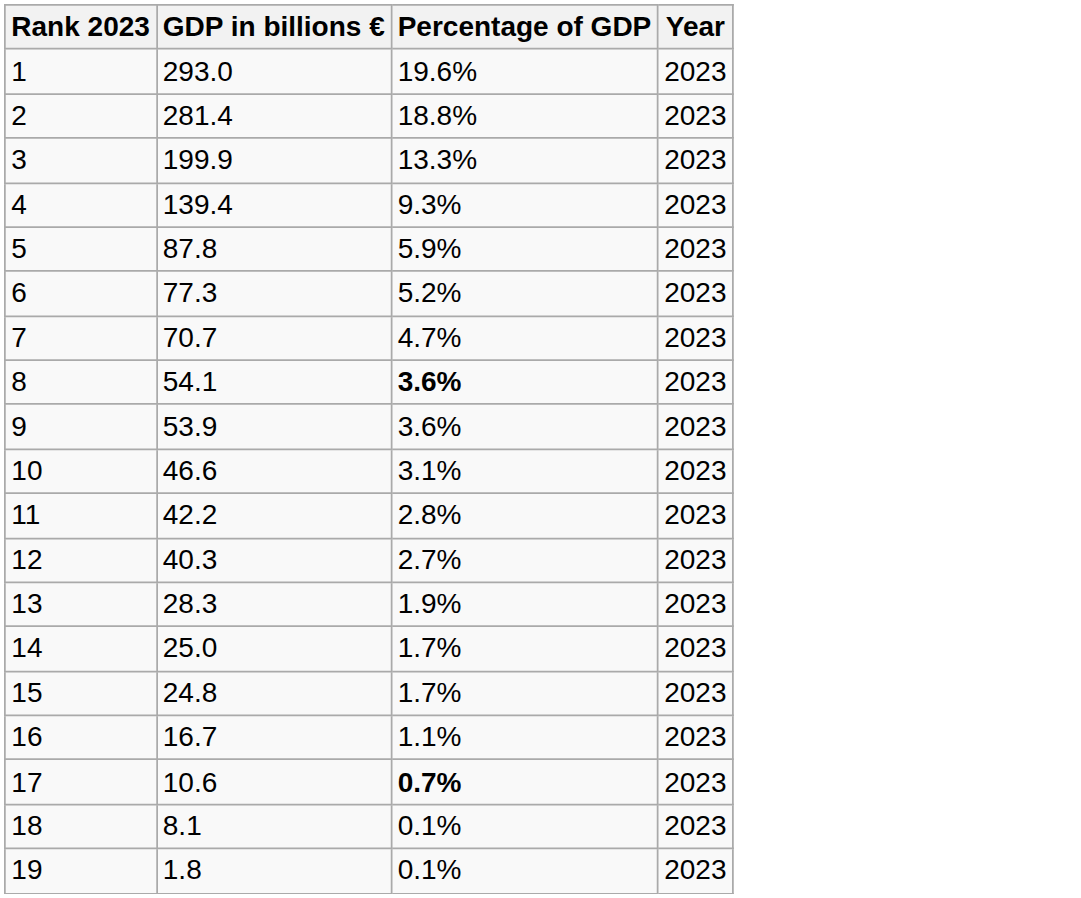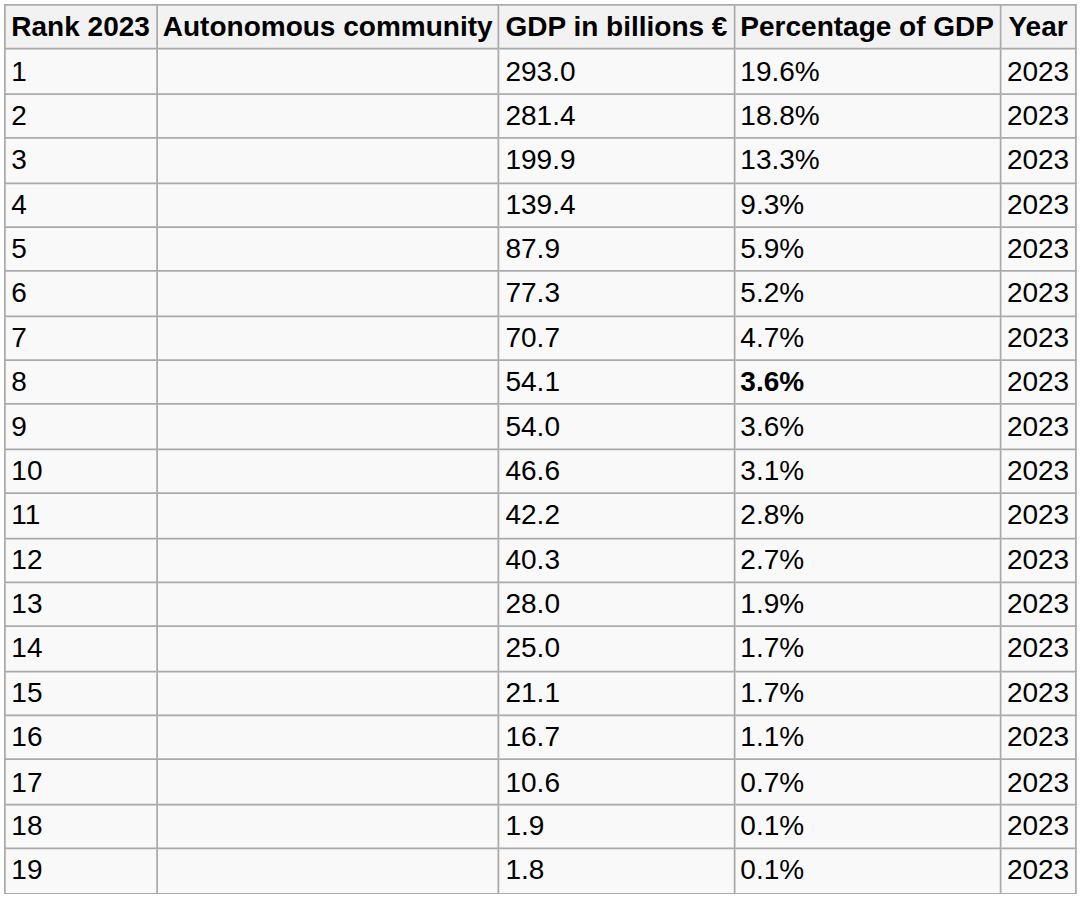+ column: (328, 26)
(190, 248) 87.8 -> (533, 248) 87.9
(190, 426) 53.9 -> (533, 426) 54.0
(190, 603) 28.3 -> (533, 603) 28.0
(190, 692) 24.8 -> (533, 692) 21.1
(430, 781) bold -> (772, 781) normal
(182, 826) 8.1 -> (525, 826) 1.9
